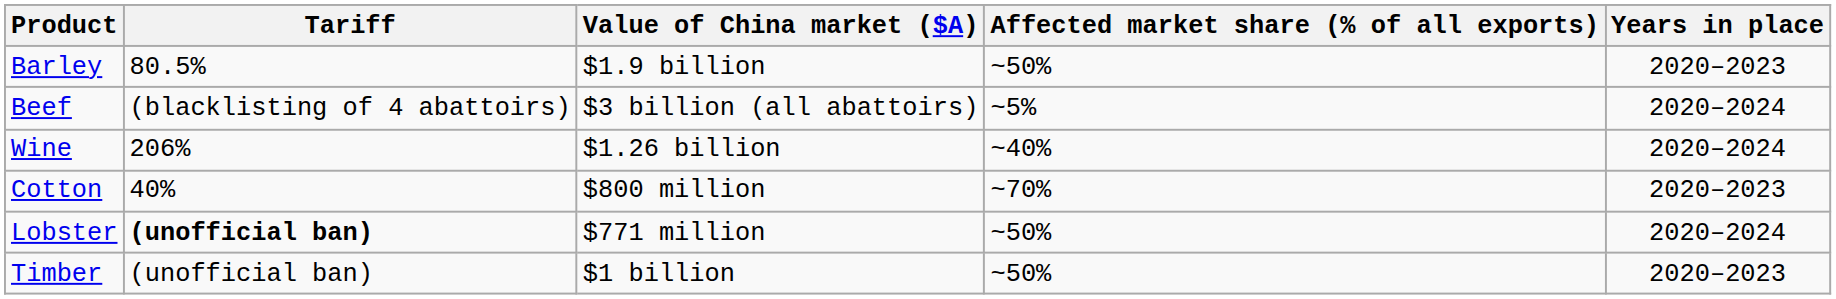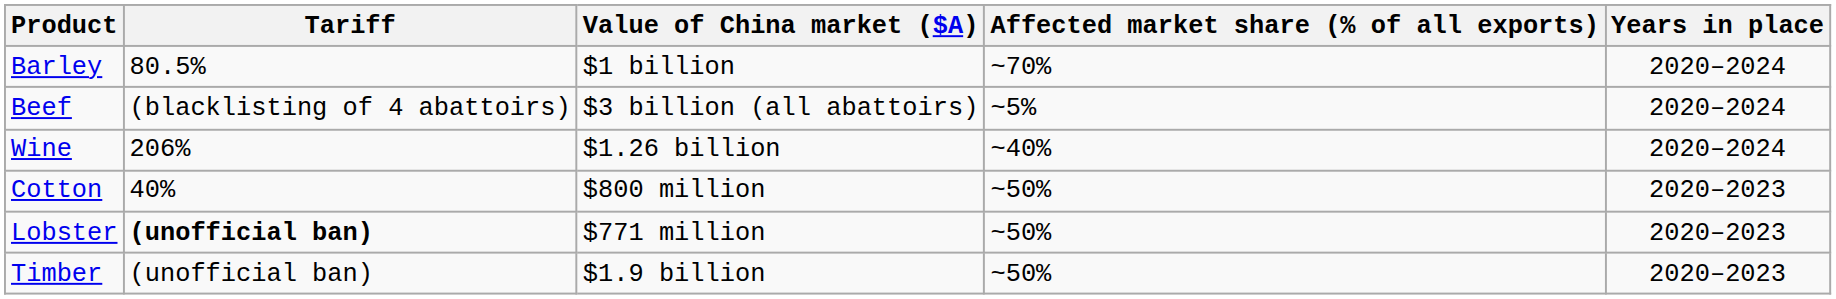(674, 67) $1.9 billion -> (659, 67) $1 billion
(1021, 67) ~50% -> (1021, 67) ~70%
(1718, 67) 2020–2023 -> (1718, 67) 2020–2024
(1021, 191) ~70% -> (1021, 191) ~50%
(1718, 232) 2020–2024 -> (1718, 232) 2020–2023
(659, 274) $1 billion -> (674, 274) $1.9 billion
